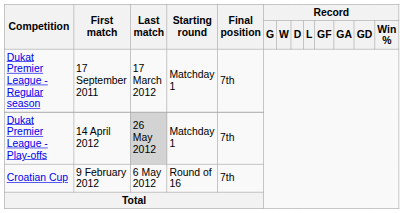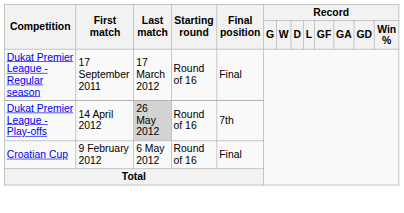(192, 80) Matchday 1 -> (189, 74) Round of 16
(227, 80) 7th -> (231, 74) Final
(192, 138) Matchday 1 -> (189, 120) Round of 16
(227, 178) 7th -> (231, 154) Final
